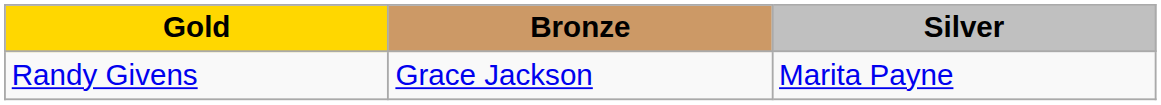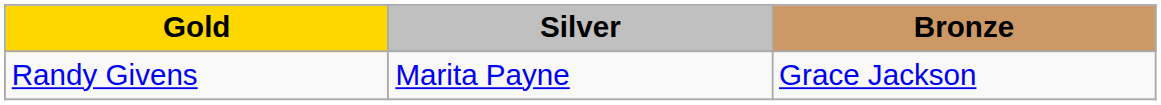columns swapped: (964, 27) <-> (580, 27)
